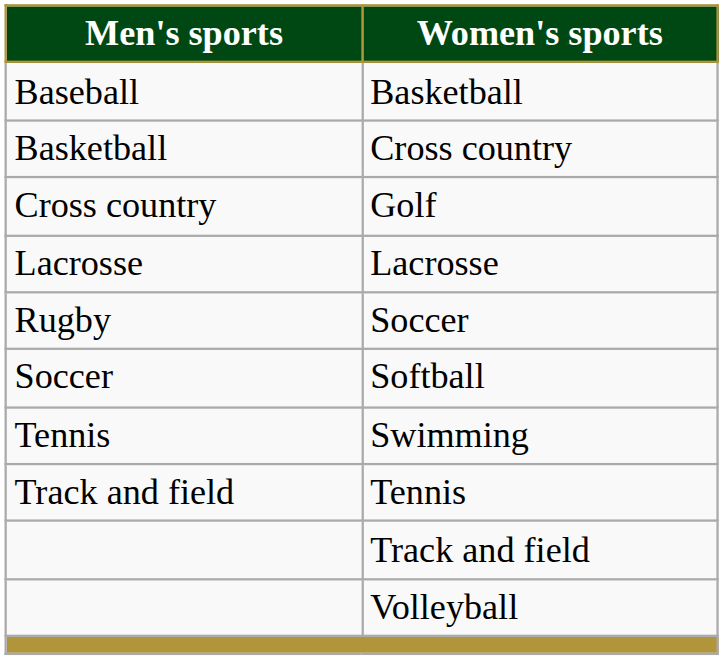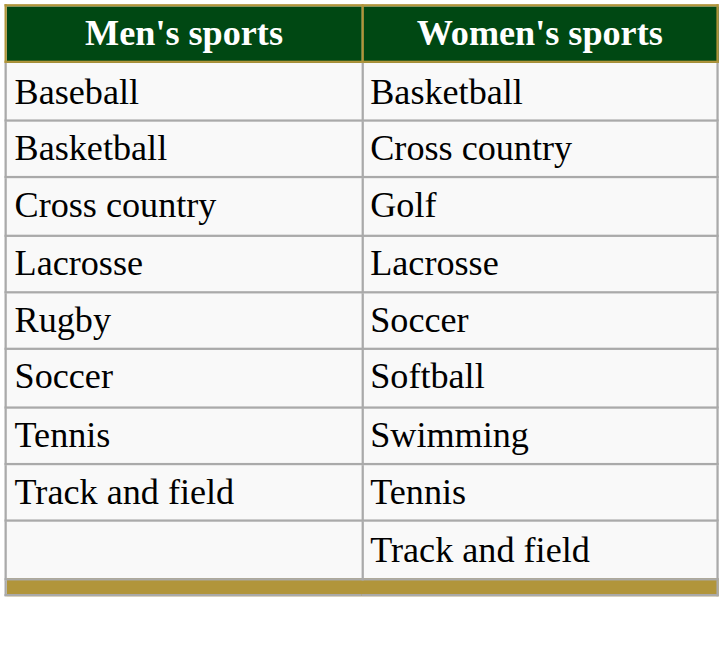- row: (444, 606)
